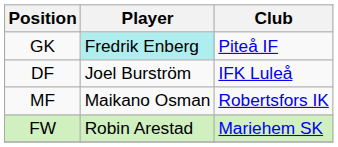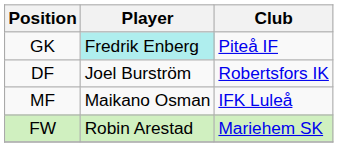(255, 73) IFK Luleå -> (274, 73) Robertsfors IK
(274, 100) Robertsfors IK -> (255, 100) IFK Luleå
